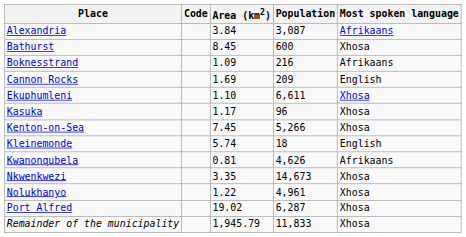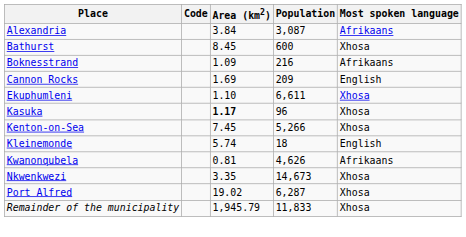(224, 112) normal -> (224, 112) bold
- row: (36, 192)
